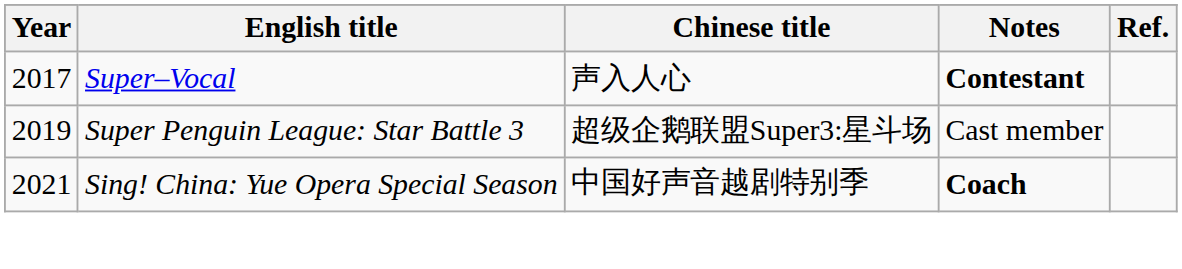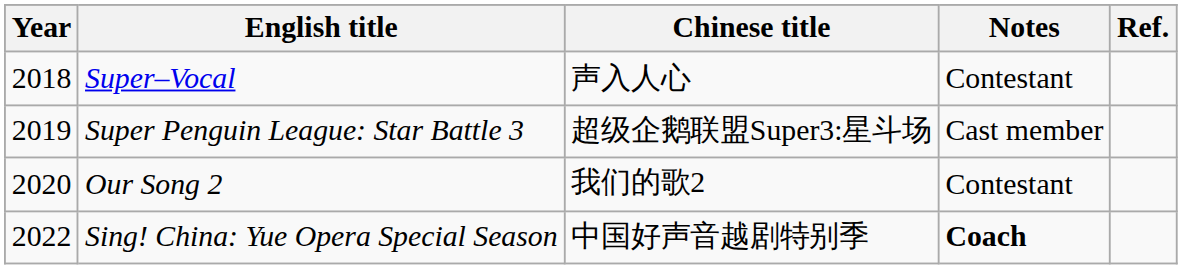(42, 78) 2017 -> (42, 78) 2018
(1015, 78) bold -> (1009, 78) normal
+ row: (154, 183)
(42, 183) 2021 -> (42, 236) 2022
